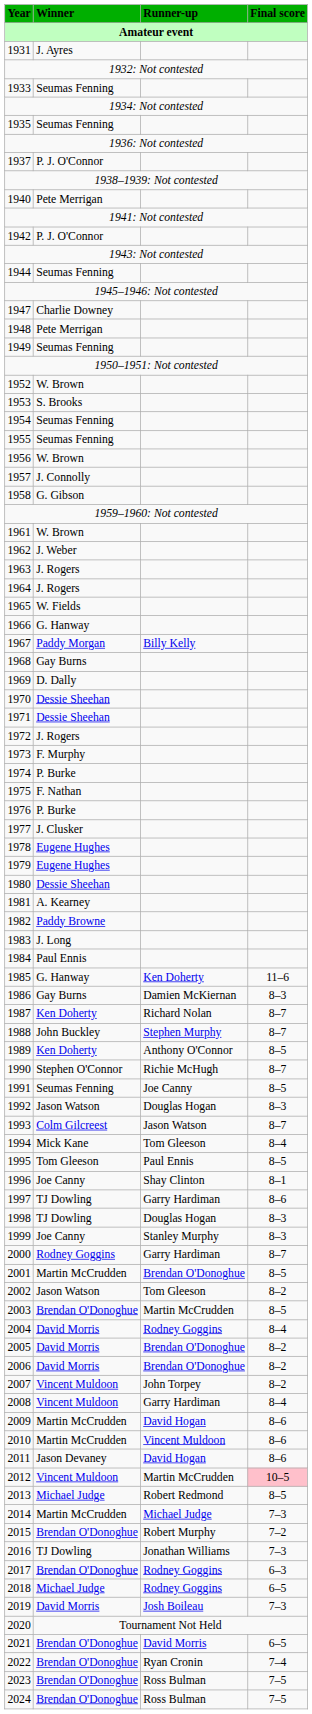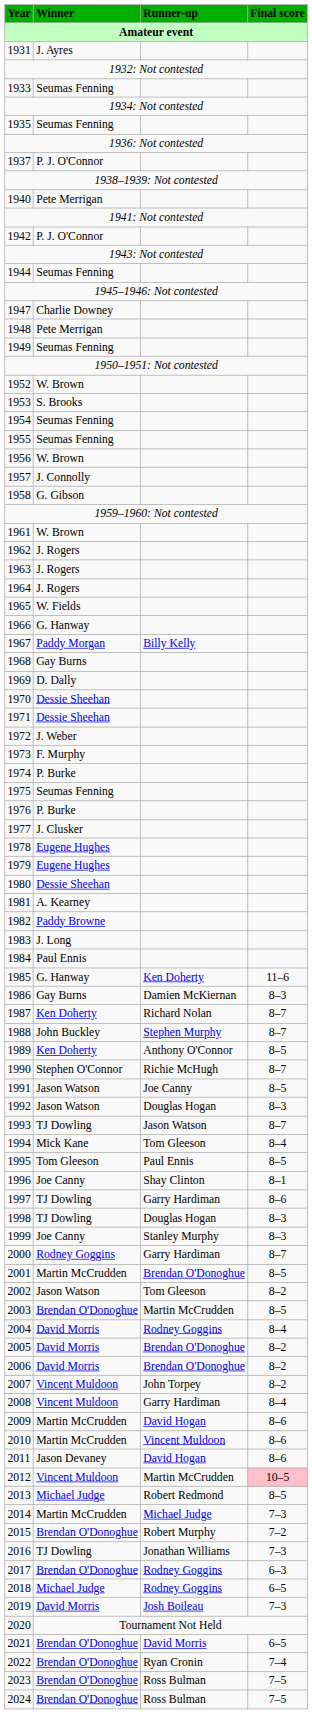(56, 550) J. Weber -> (58, 550) J. Rogers
(58, 736) J. Rogers -> (56, 736) J. Weber
(59, 791) F. Nathan -> (75, 791) Seumas Fenning
(75, 1088) Seumas Fenning -> (68, 1088) Jason Watson
(72, 1125) Colm Gilcreest -> (64, 1125) TJ Dowling
